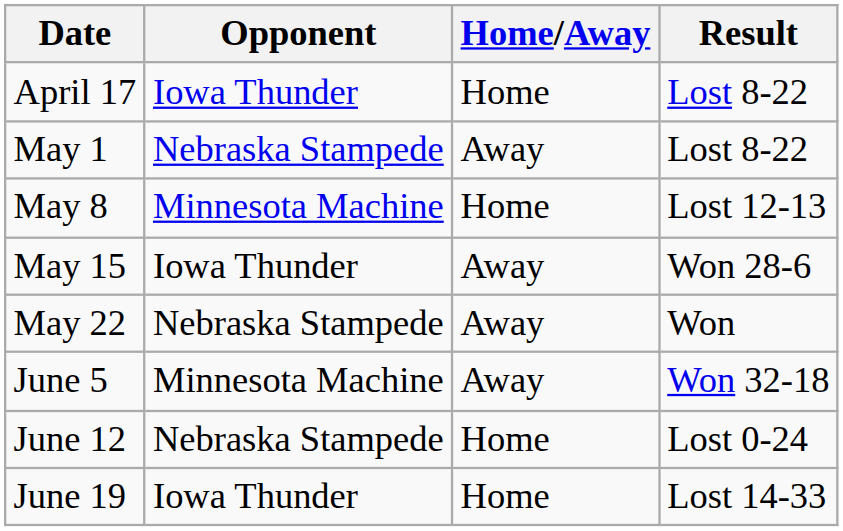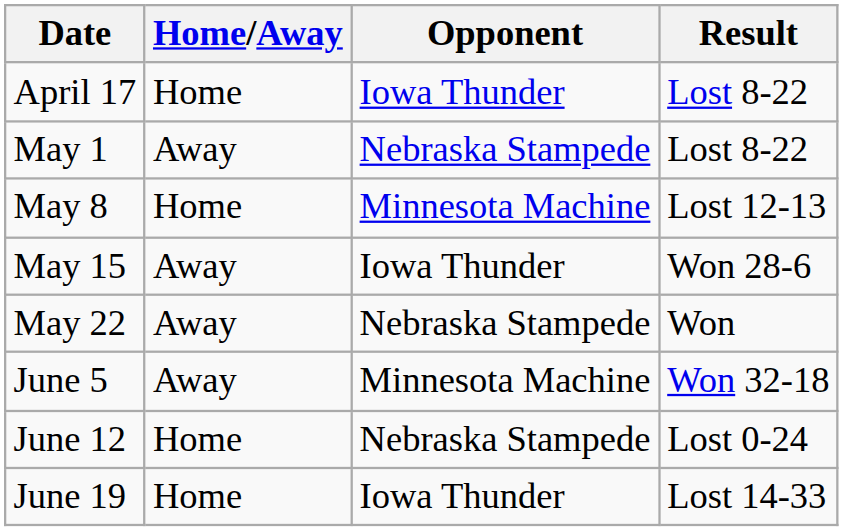columns swapped: (298, 33) <-> (555, 33)
